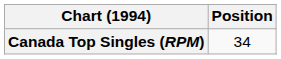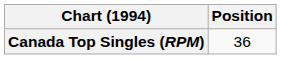(242, 41) 34 -> (242, 41) 36
